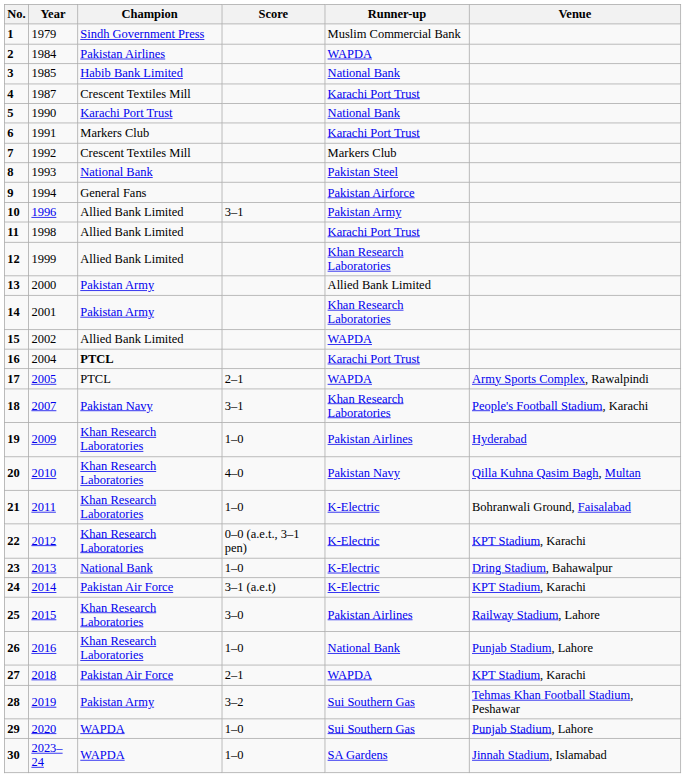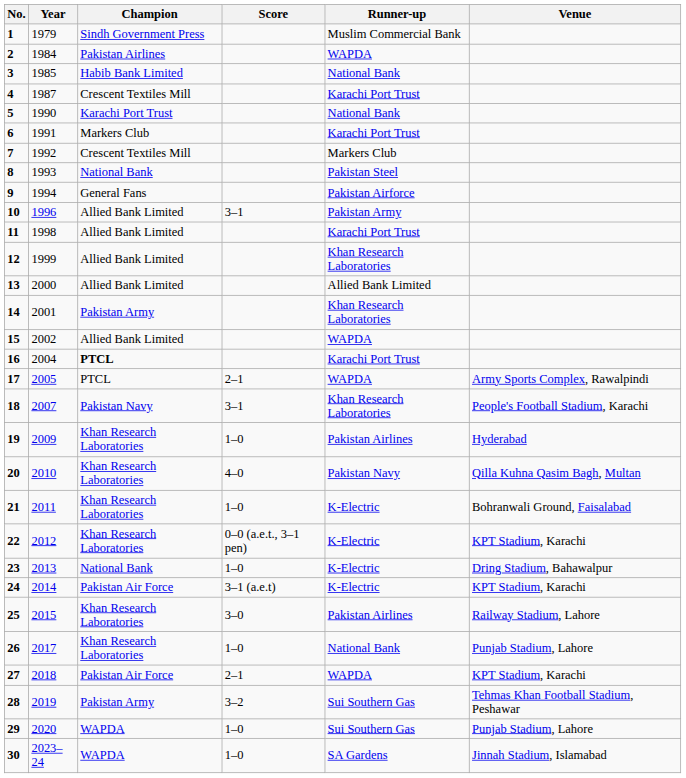(117, 285) Pakistan Army -> (132, 285) Allied Bank Limited
(44, 648) 2016 -> (44, 648) 2017
